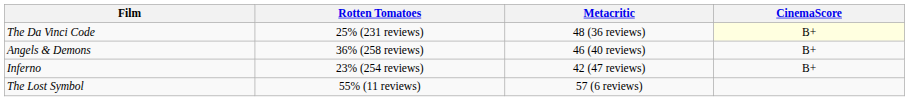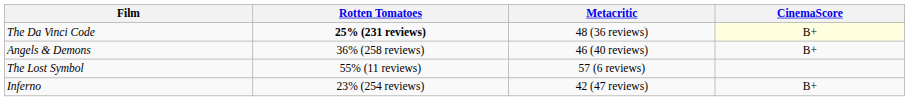(380, 31) normal -> (380, 31) bold
rows swapped: (24, 68) <-> (45, 86)
